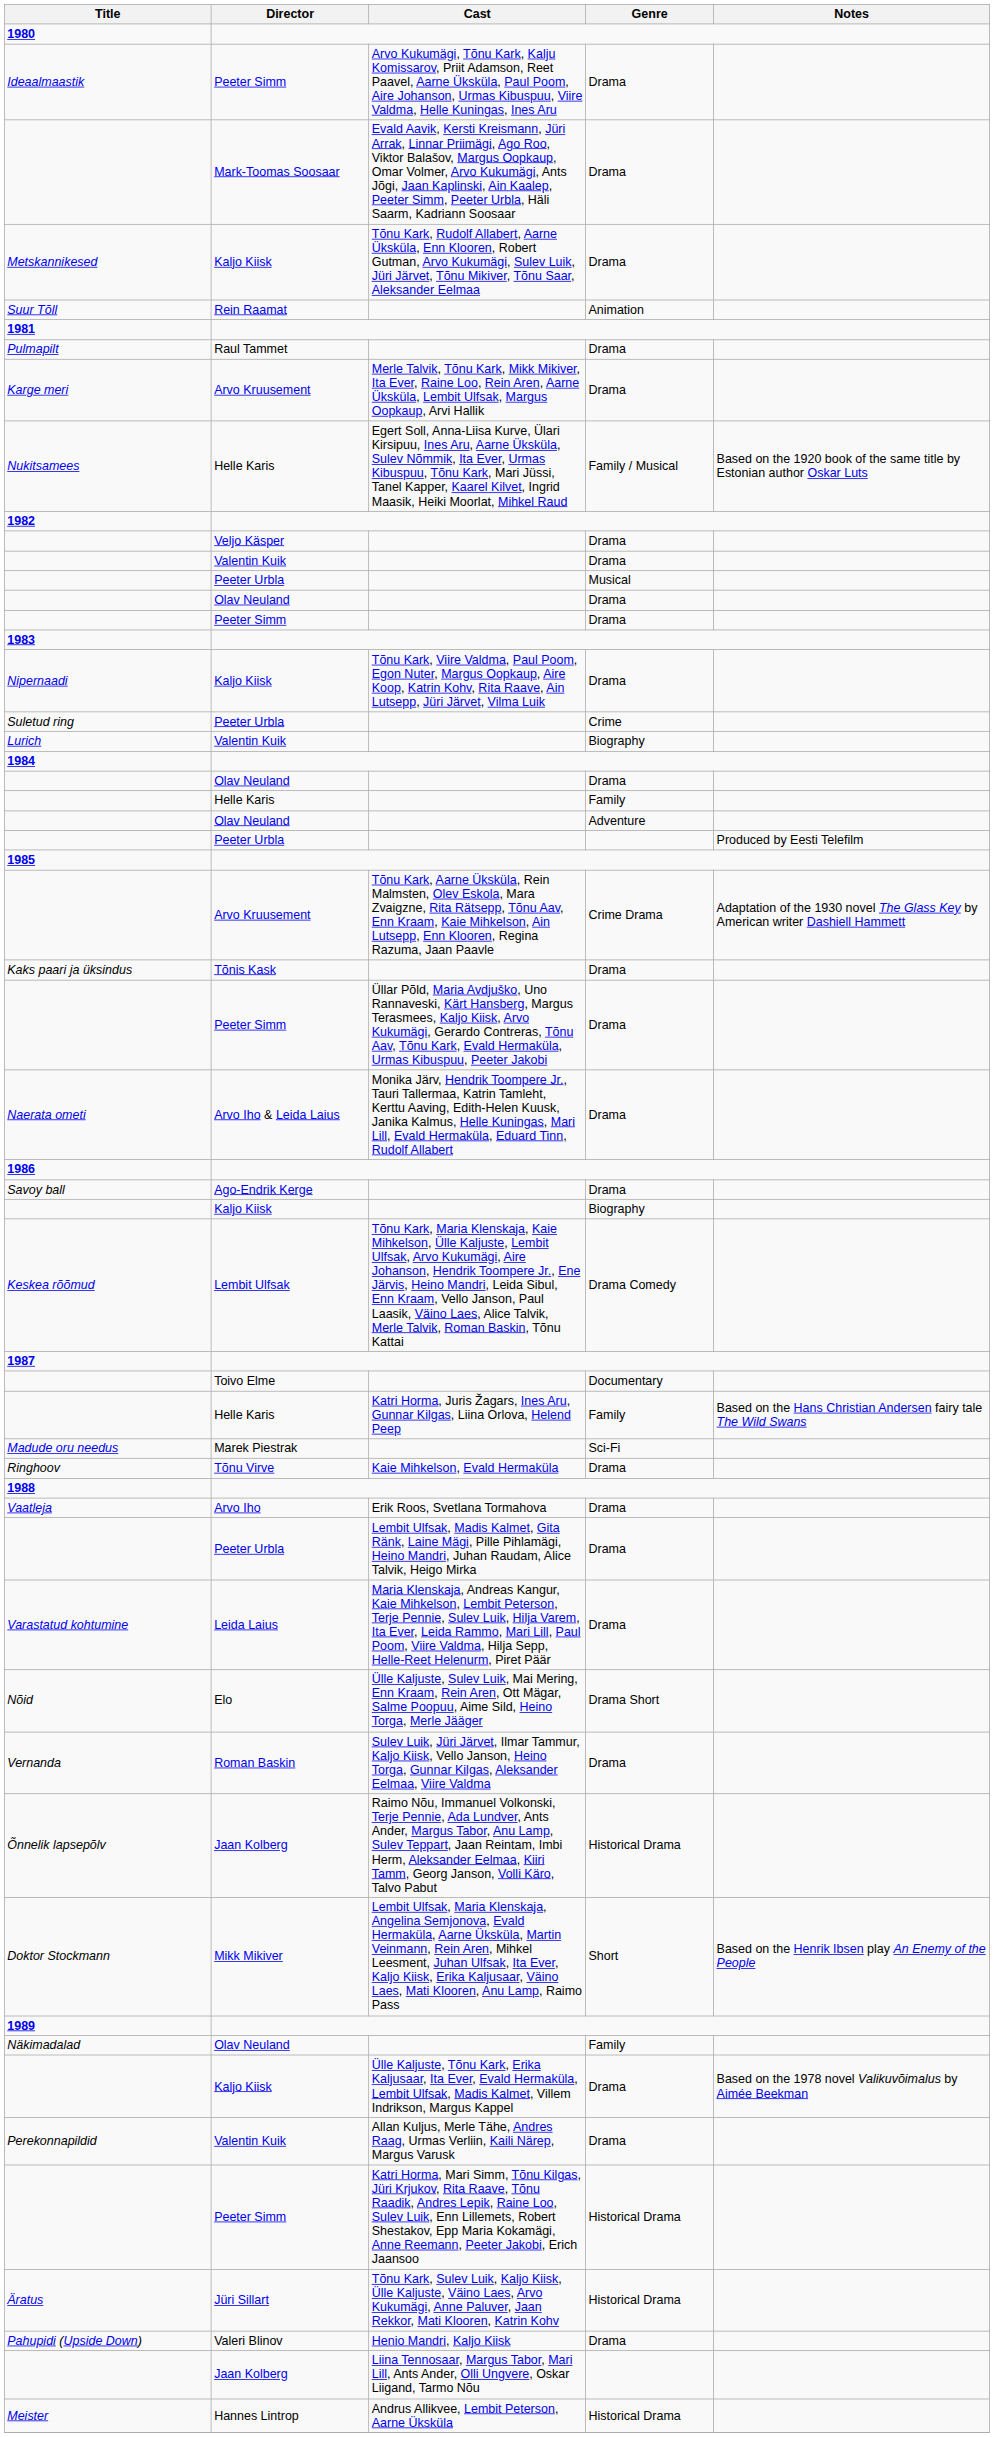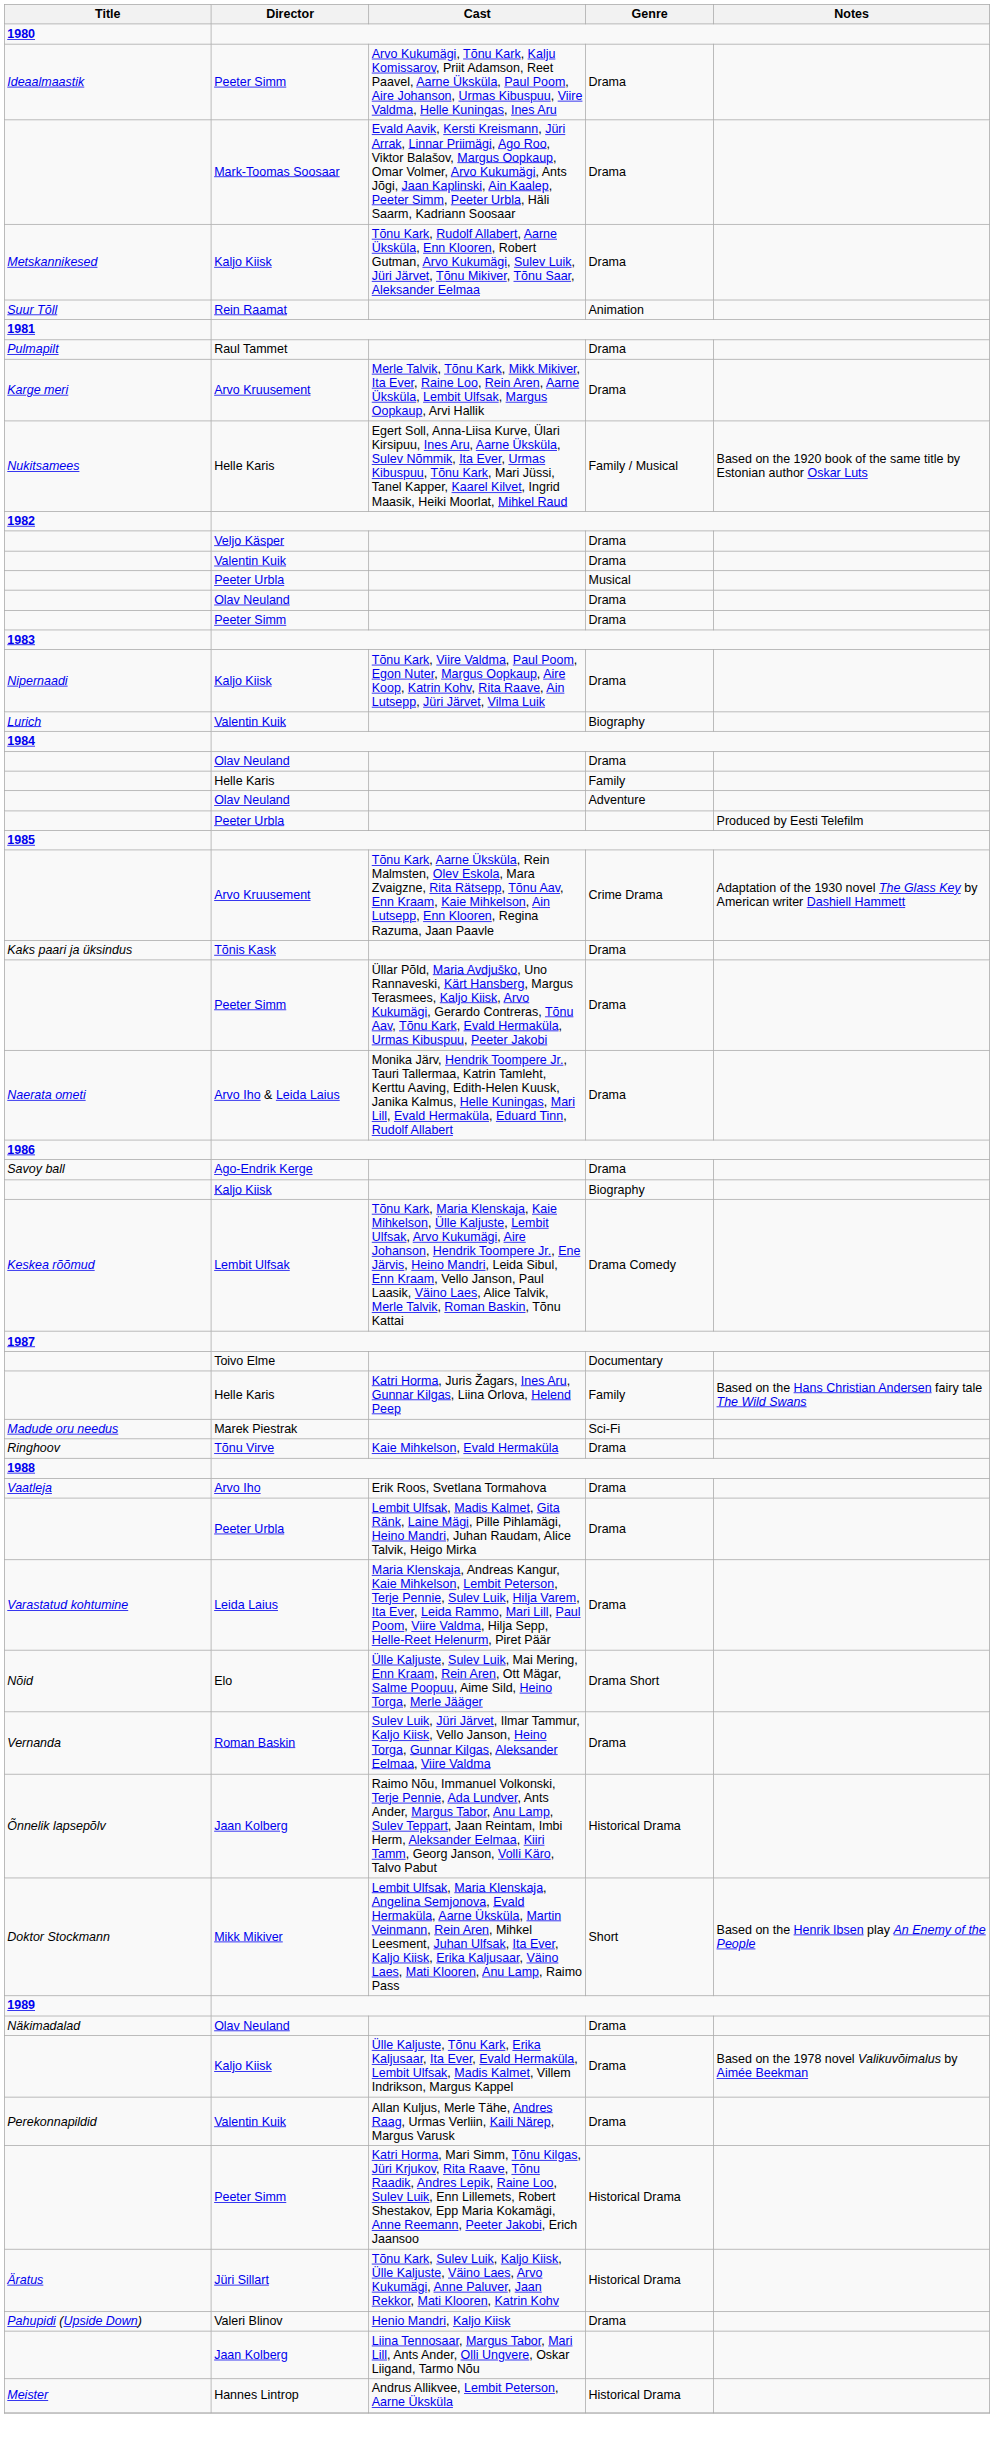- row: (41, 721)
(607, 2045) Family -> (607, 2025) Drama
